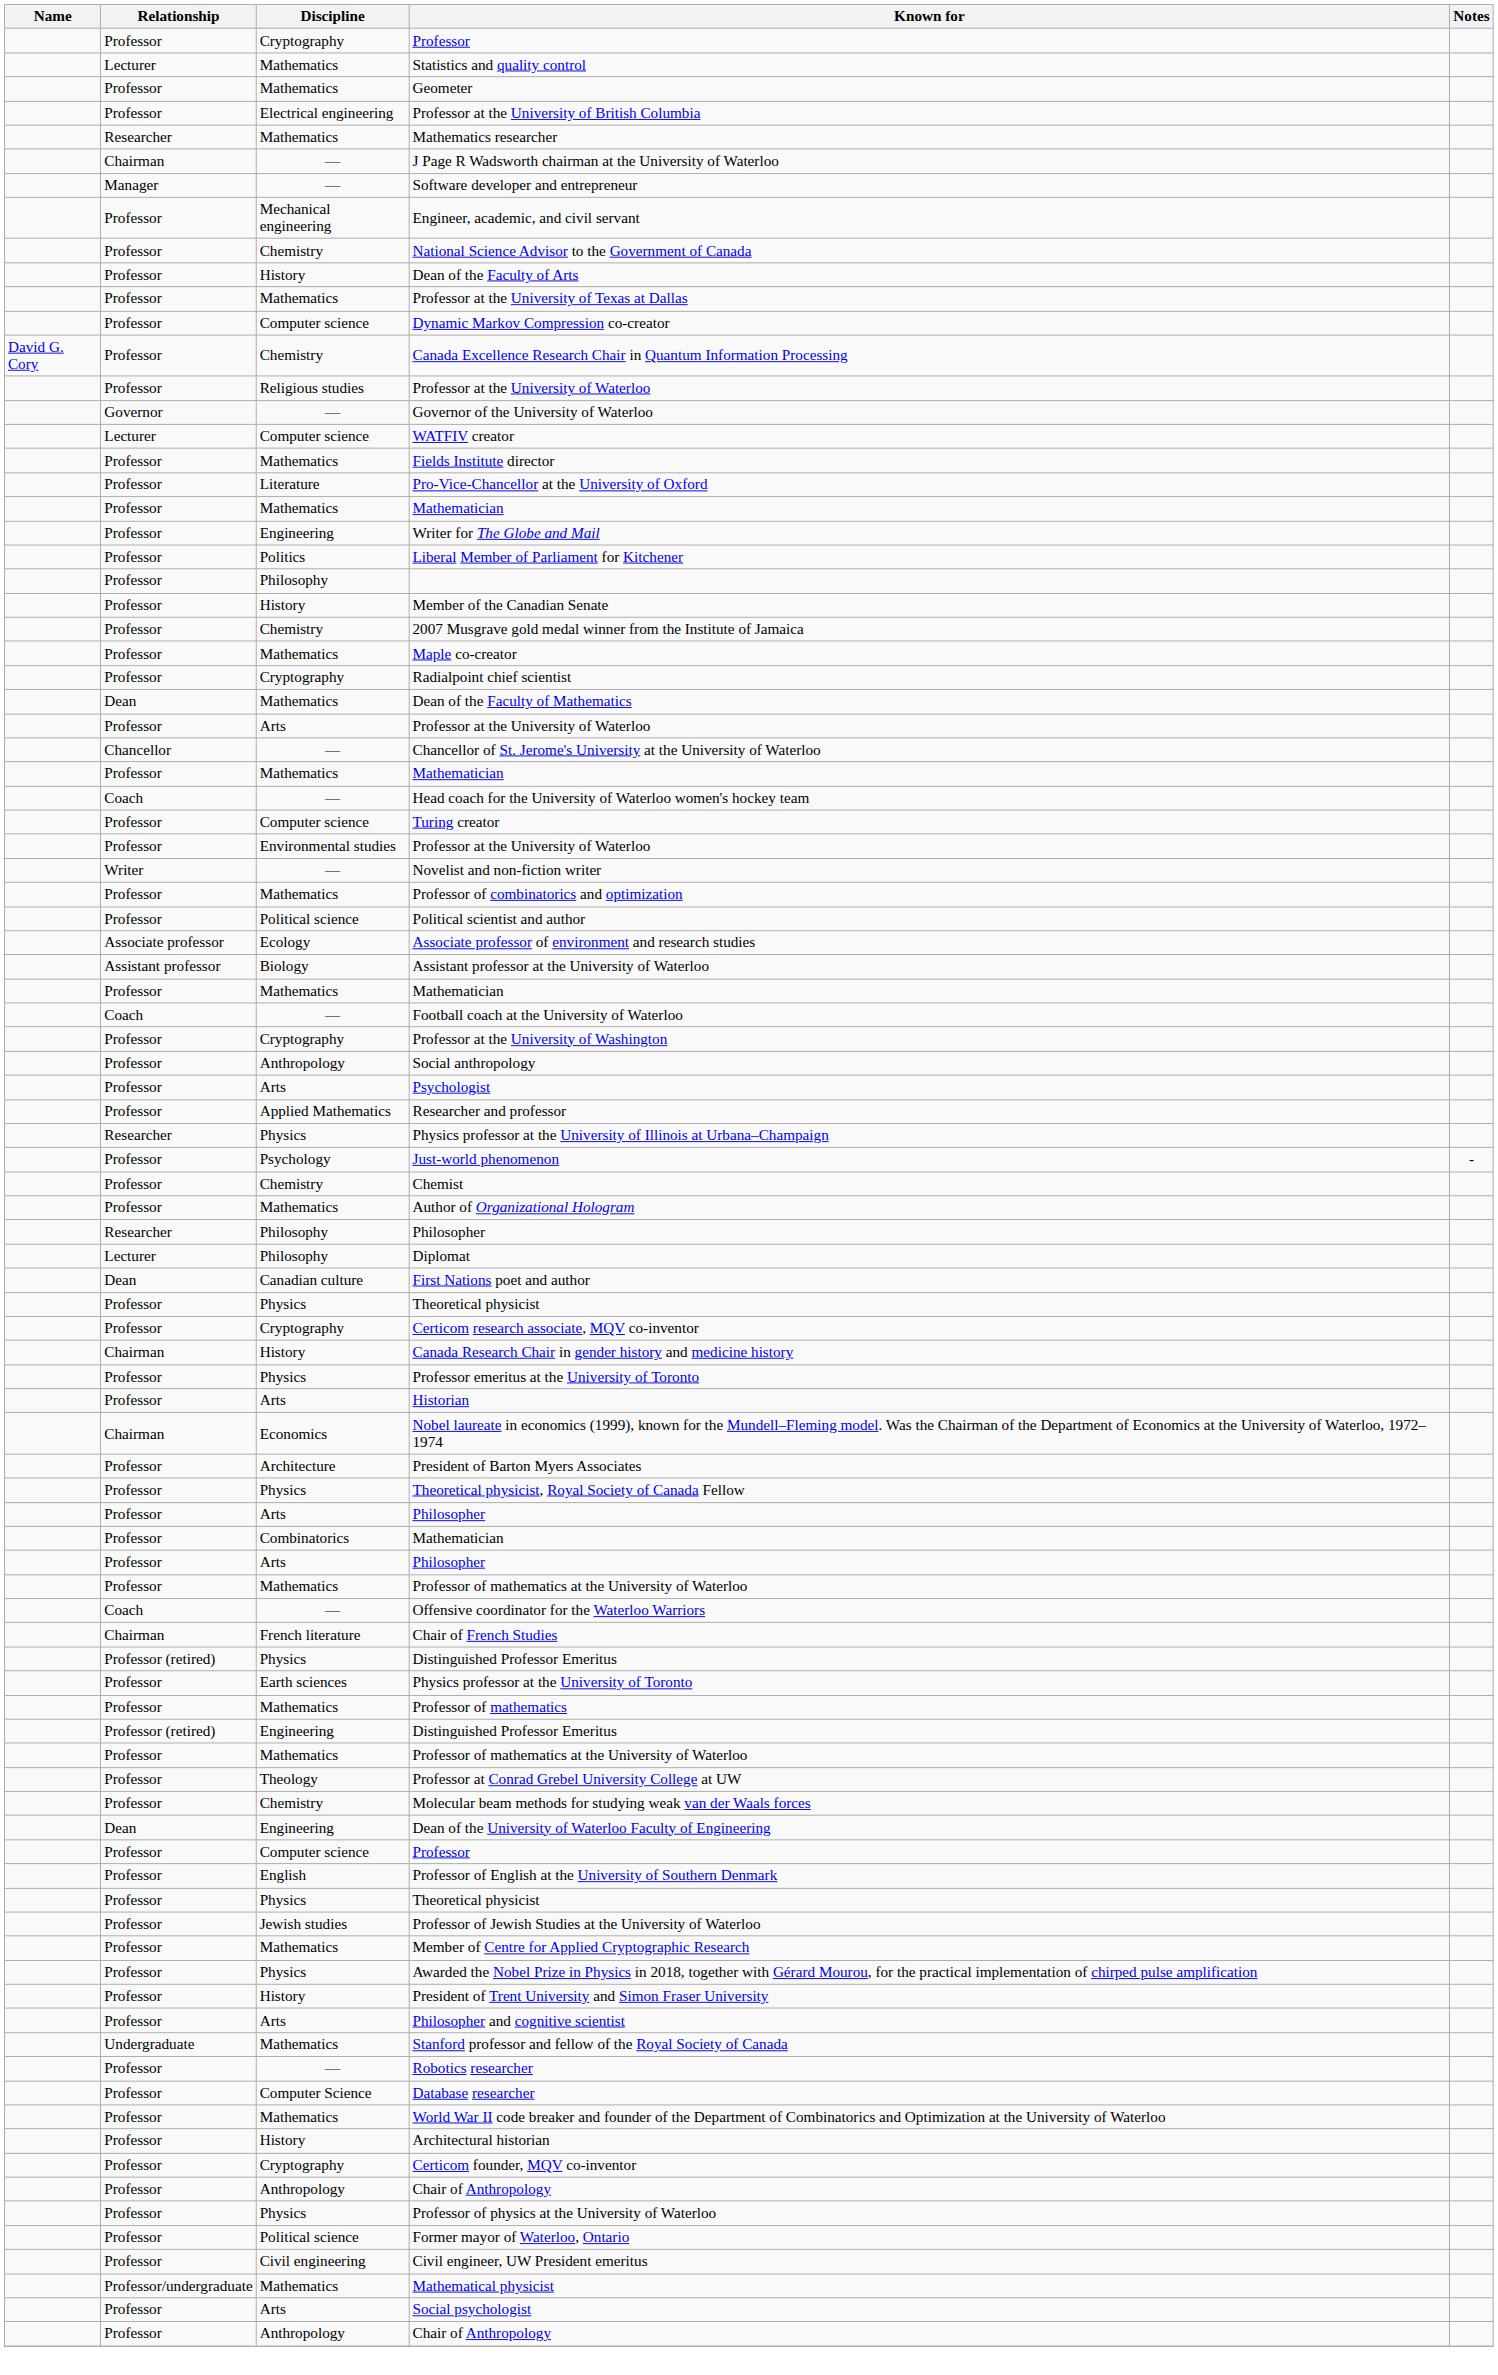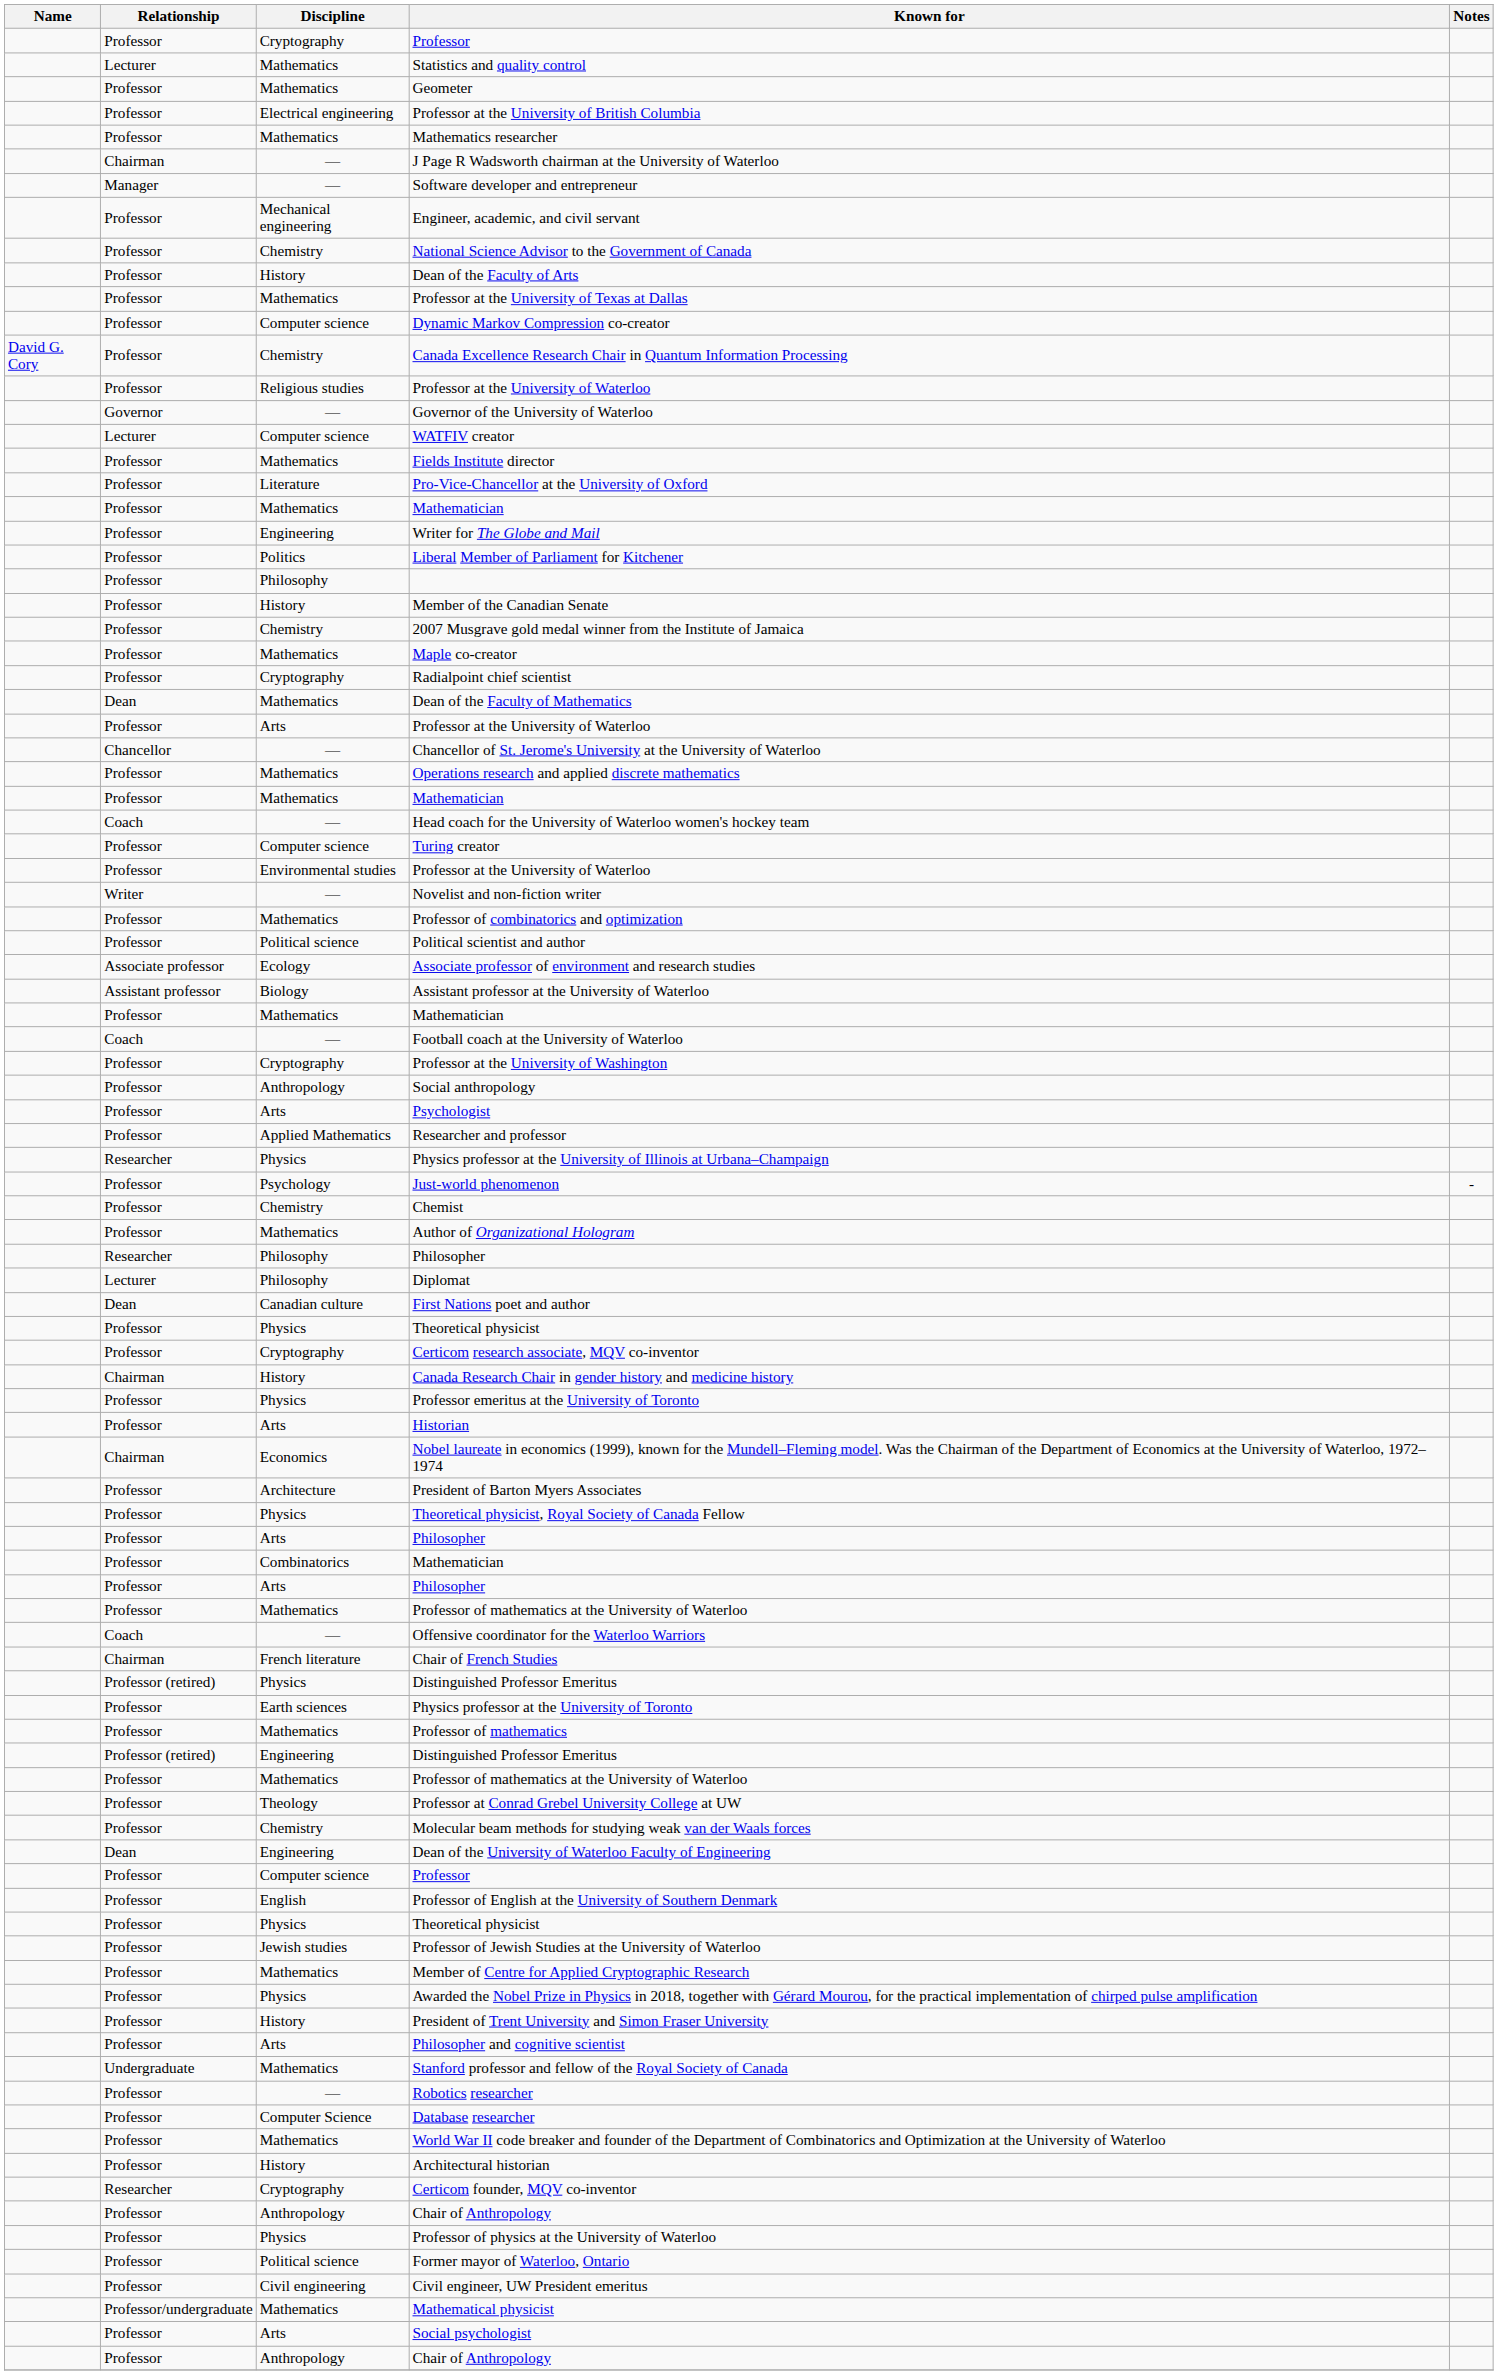(138, 137) Researcher -> (133, 137) Professor
+ row: (299, 773)
(133, 2165) Professor -> (138, 2189) Researcher
